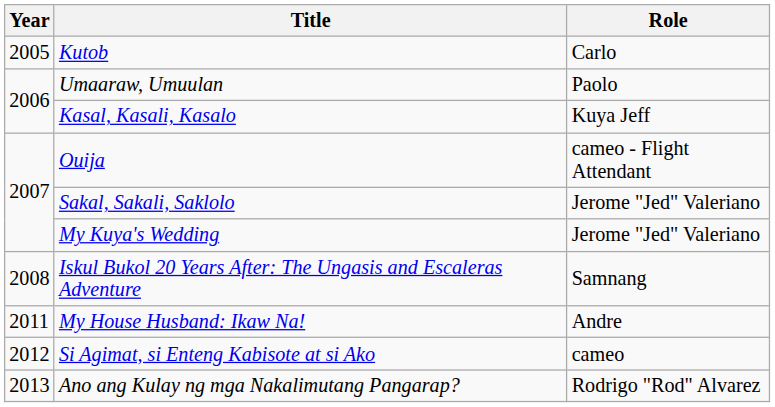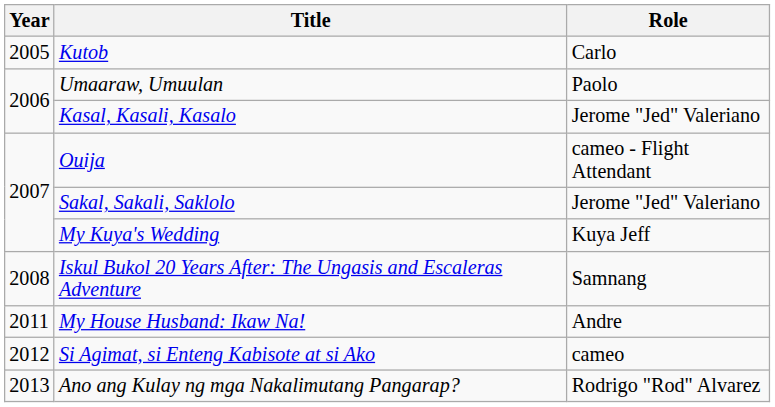(611, 116) Kuya Jeff -> (666, 116) Jerome "Jed" Valeriano
(666, 235) Jerome "Jed" Valeriano -> (611, 235) Kuya Jeff
